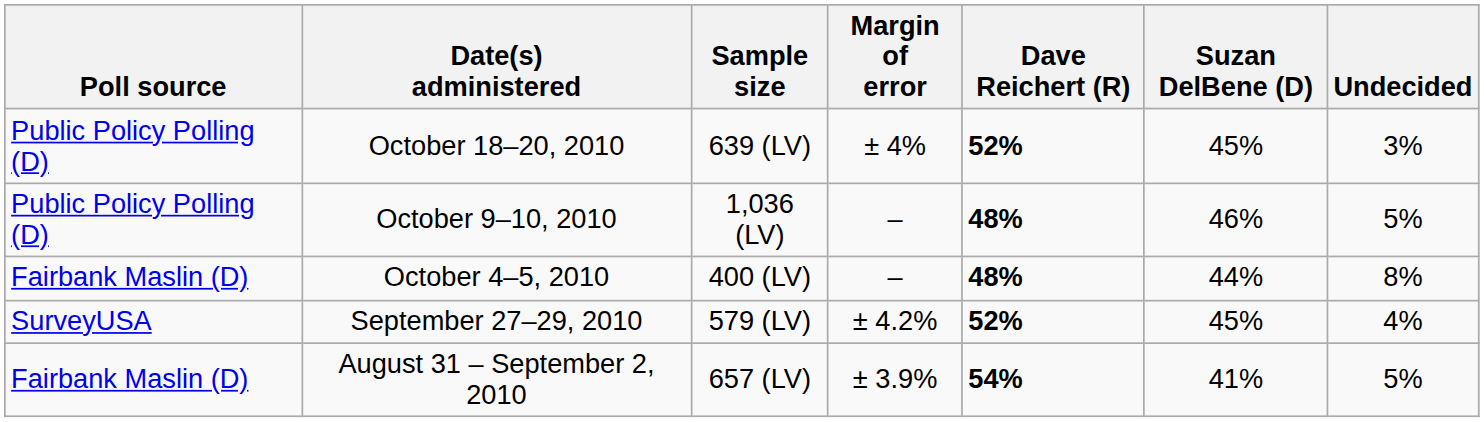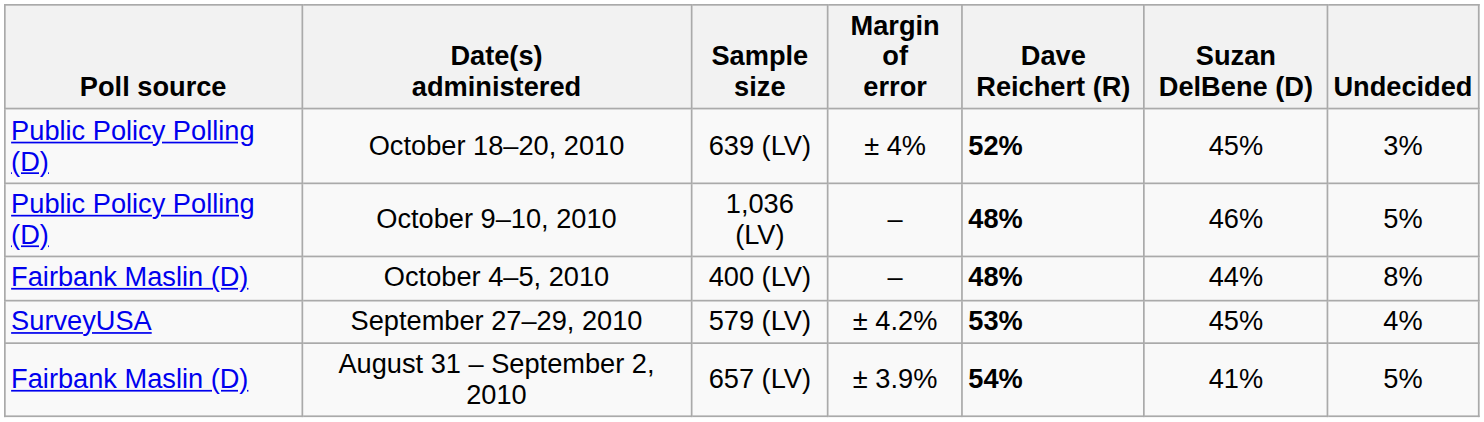(996, 321) 52% -> (996, 321) 53%
